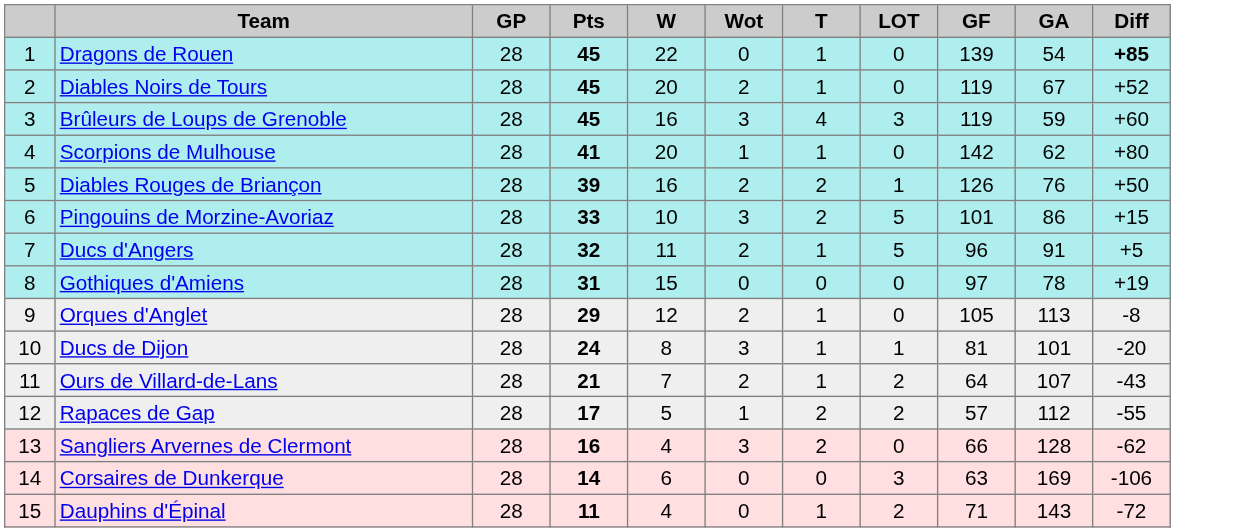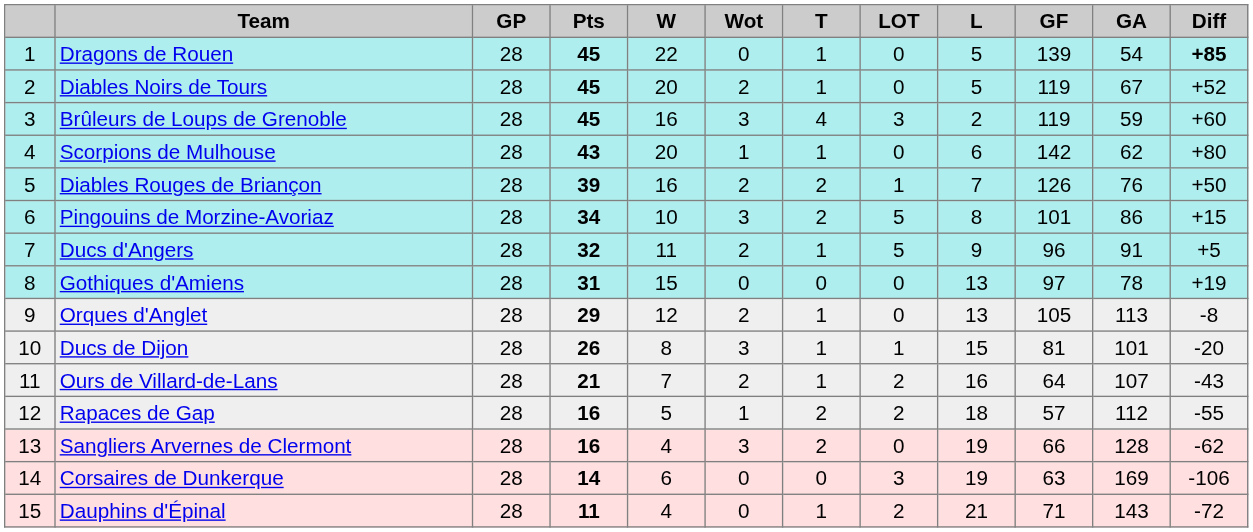+ column: (976, 21)
(589, 152) 41 -> (589, 152) 43
(589, 217) 33 -> (589, 217) 34
(589, 347) 24 -> (589, 347) 26
(589, 413) 17 -> (589, 413) 16
